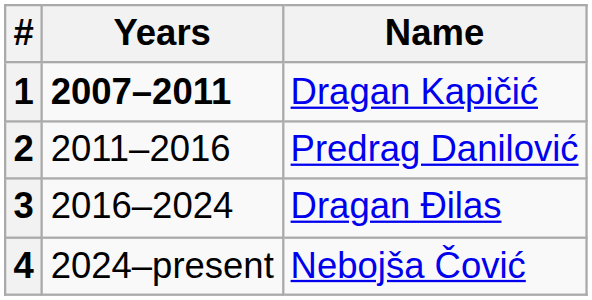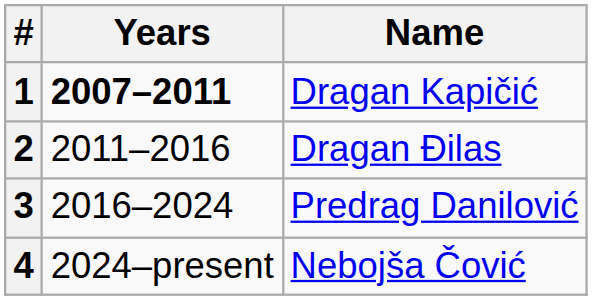(435, 149) Predrag Danilović -> (396, 149) Dragan Đilas
(396, 206) Dragan Đilas -> (435, 206) Predrag Danilović
